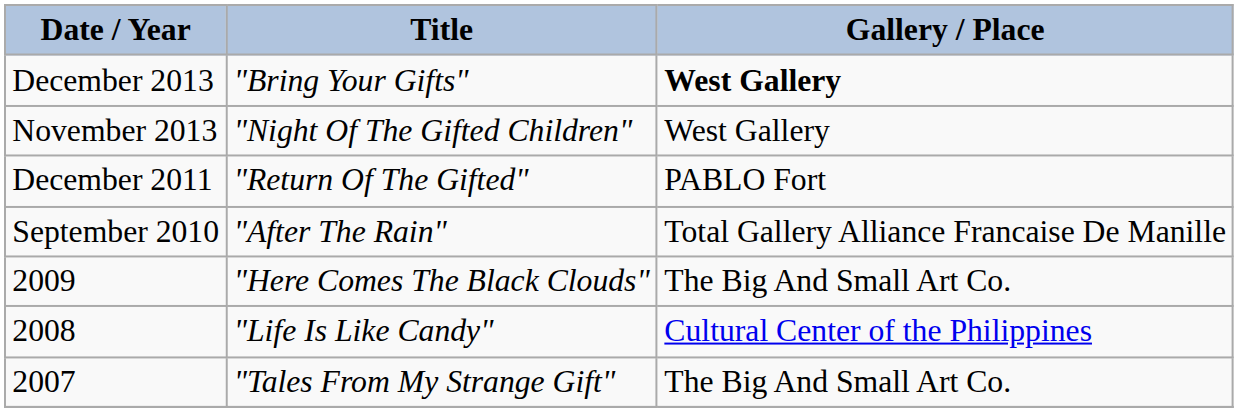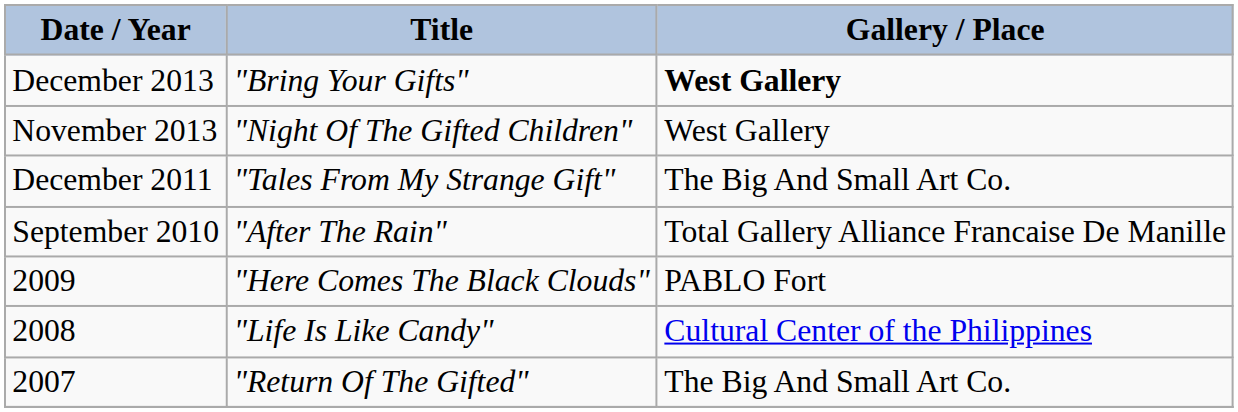(381, 180) "Return Of The Gifted" -> (424, 180) "Tales From My Strange Gift"
(745, 180) PABLO Fort -> (838, 180) The Big And Small Art Co.
(838, 280) The Big And Small Art Co. -> (745, 280) PABLO Fort
(424, 381) "Tales From My Strange Gift" -> (381, 381) "Return Of The Gifted"
